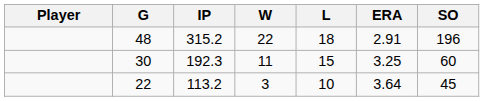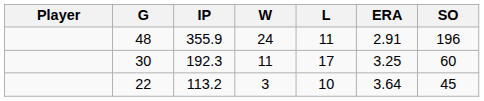(204, 38) 315.2 -> (204, 38) 355.9
(265, 38) 22 -> (265, 38) 24
(326, 38) 18 -> (326, 38) 11
(326, 61) 15 -> (326, 61) 17
